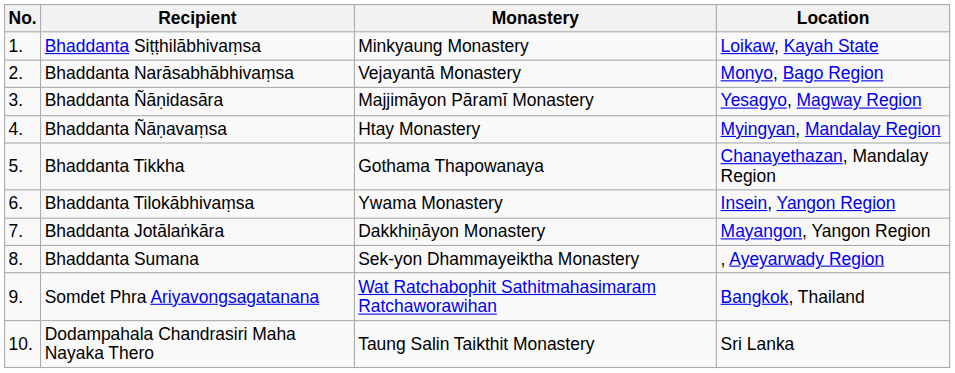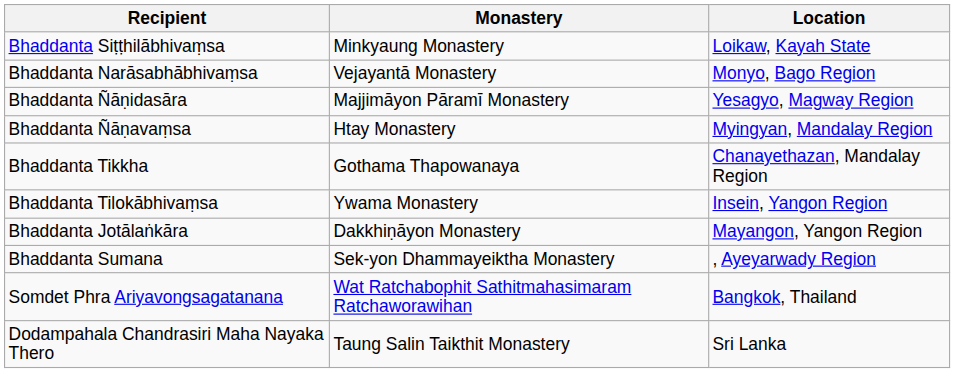- column: (23, 18)
